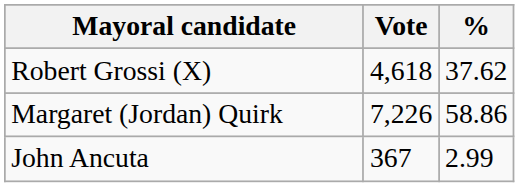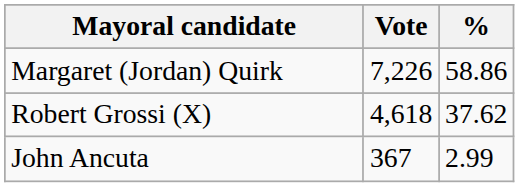rows swapped: (147, 114) <-> (111, 70)
